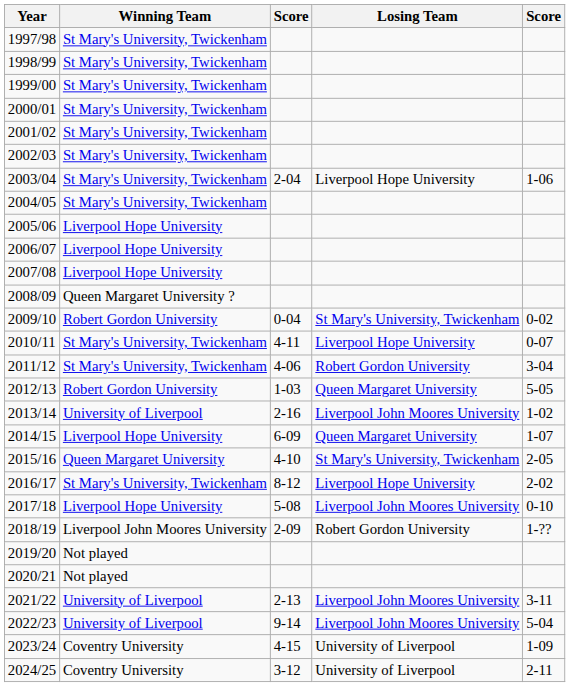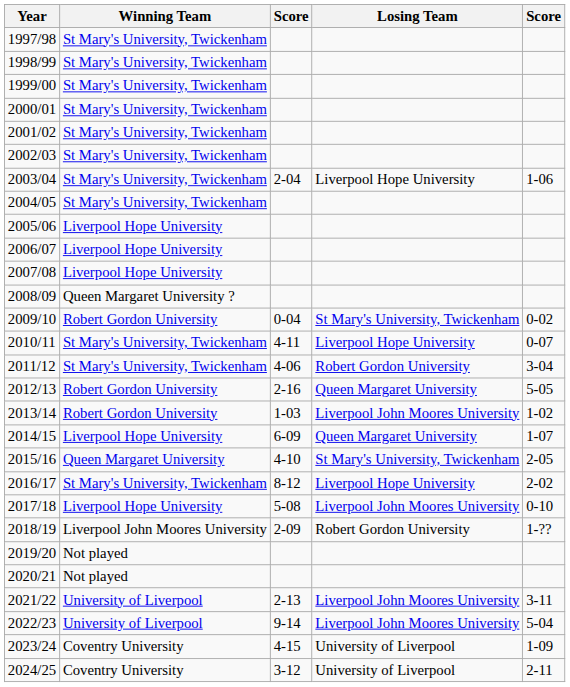(287, 389) 1-03 -> (287, 389) 2-16
(133, 413) University of Liverpool -> (140, 413) Robert Gordon University
(287, 413) 2-16 -> (287, 413) 1-03
